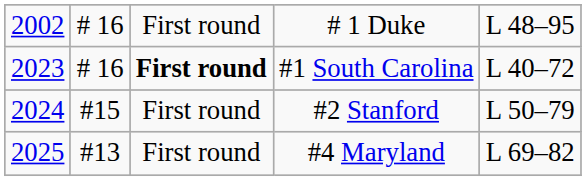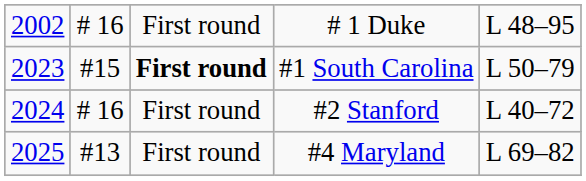(100, 68) # 16 -> (100, 68) #15
(530, 68) L 40–72 -> (530, 68) L 50–79
(100, 110) #15 -> (100, 110) # 16
(530, 110) L 50–79 -> (530, 110) L 40–72
